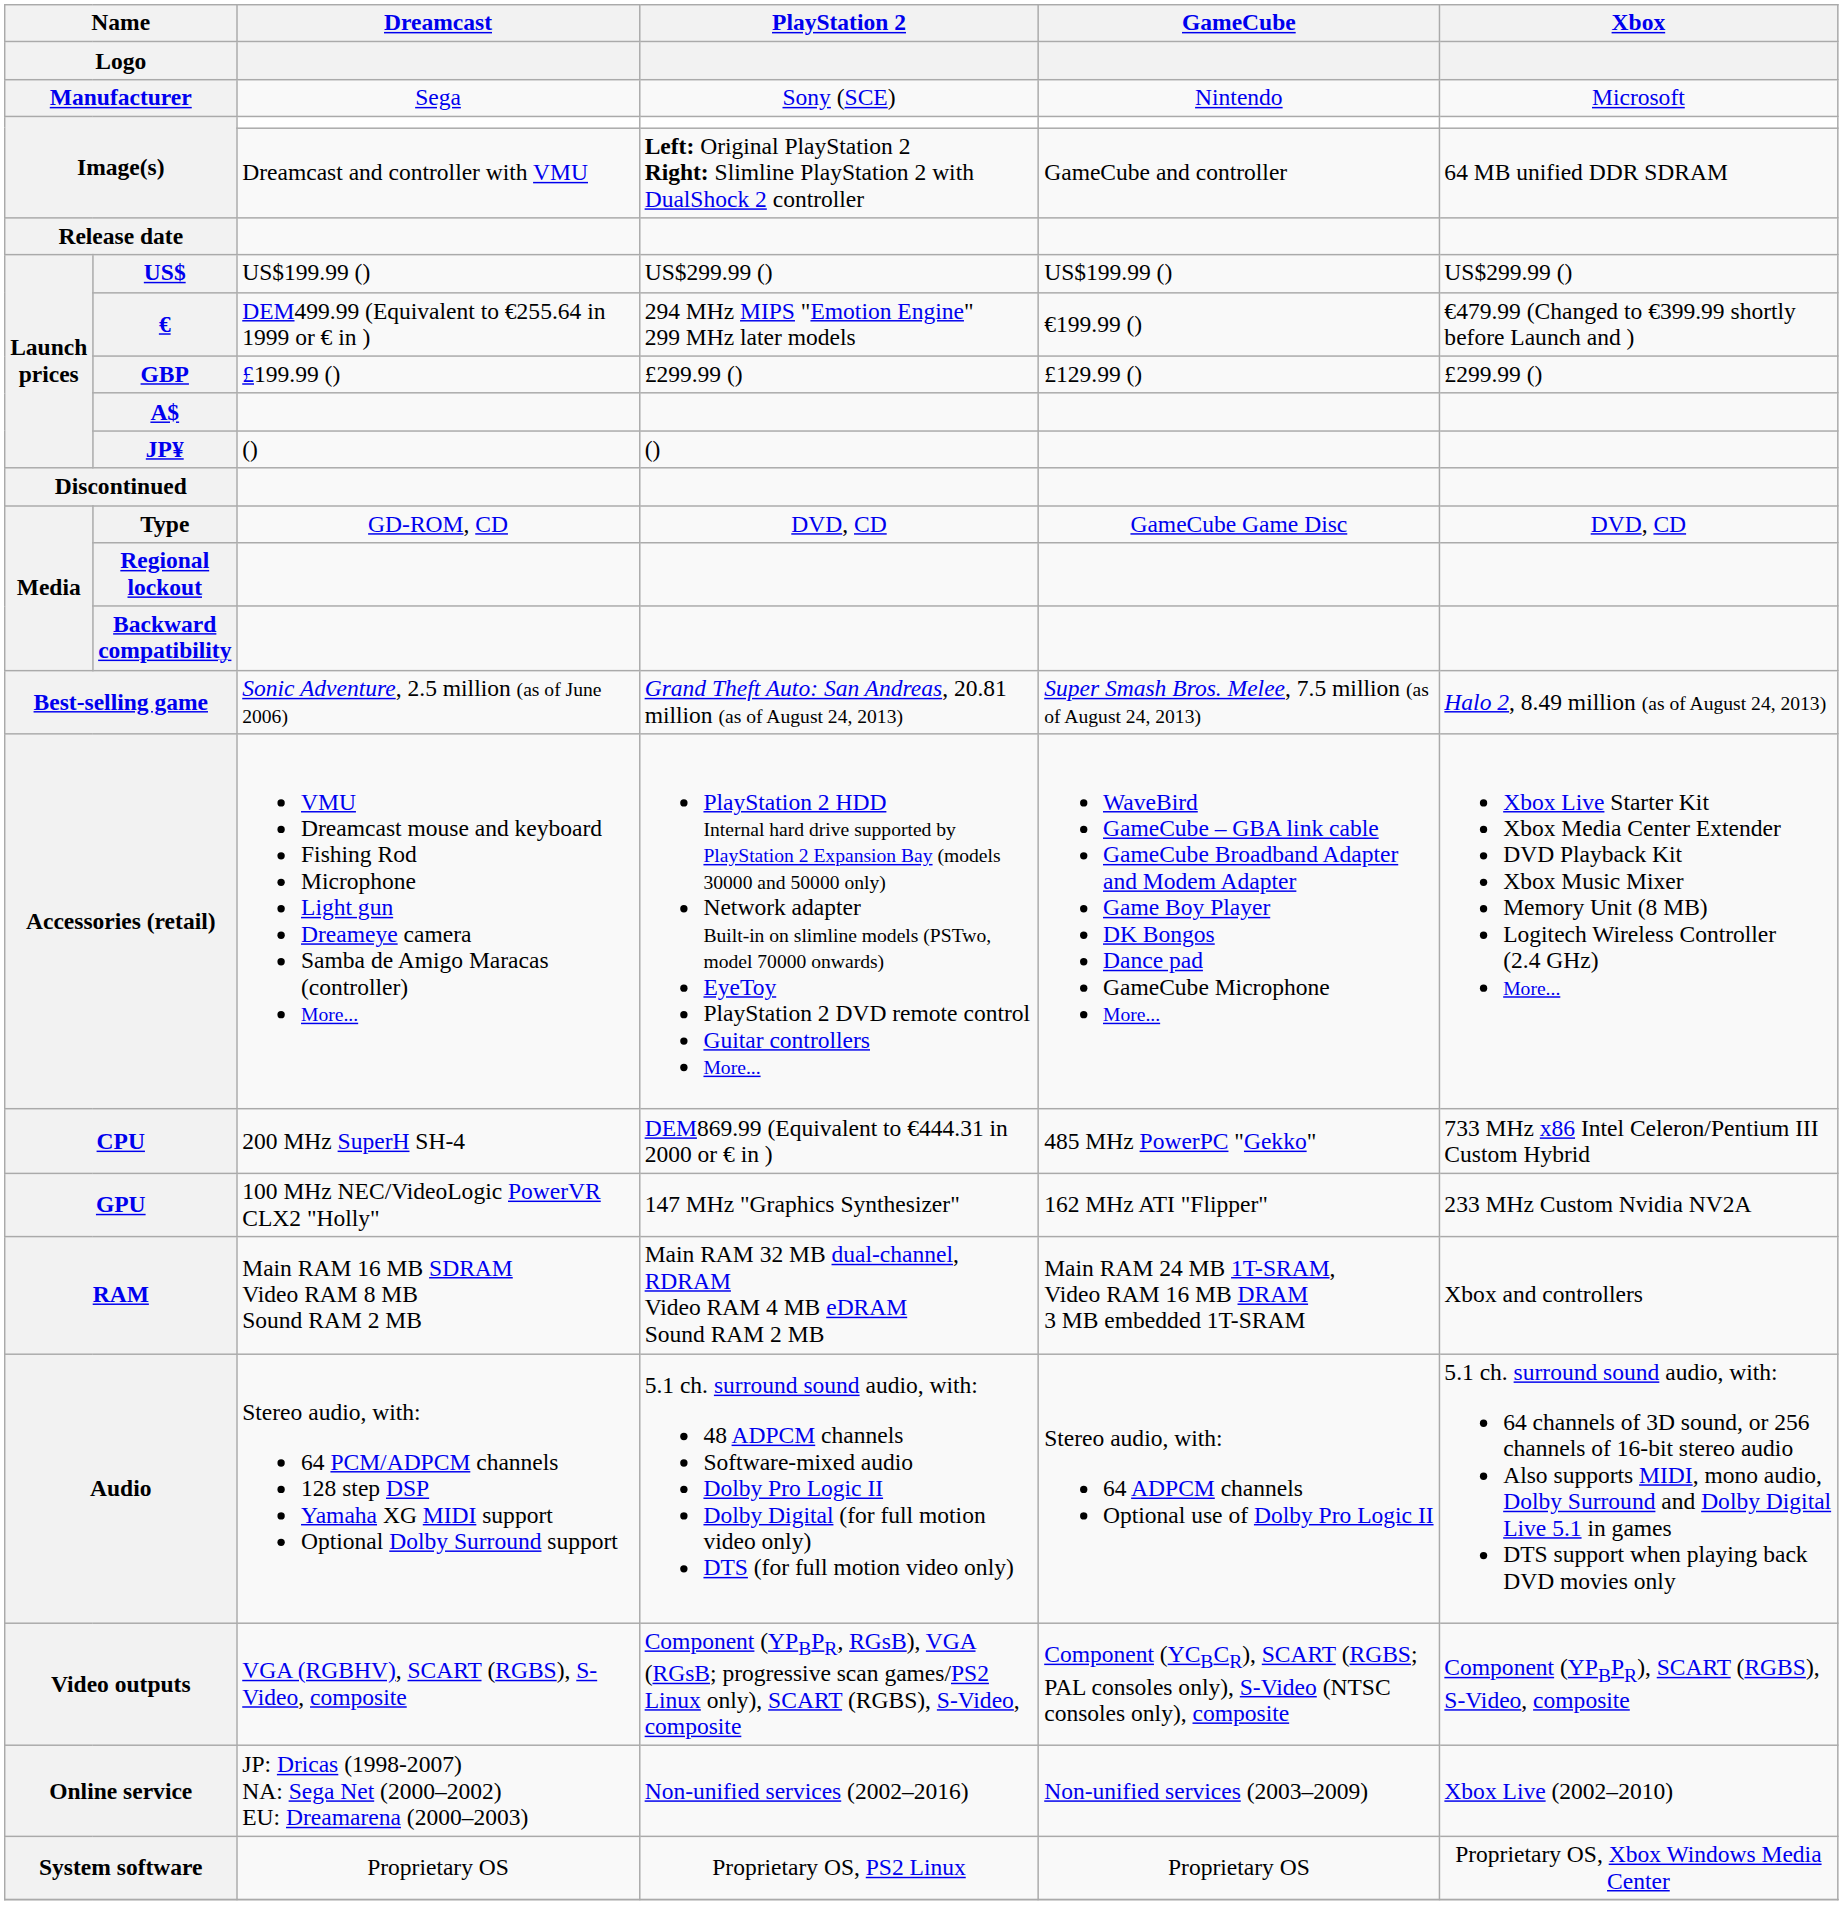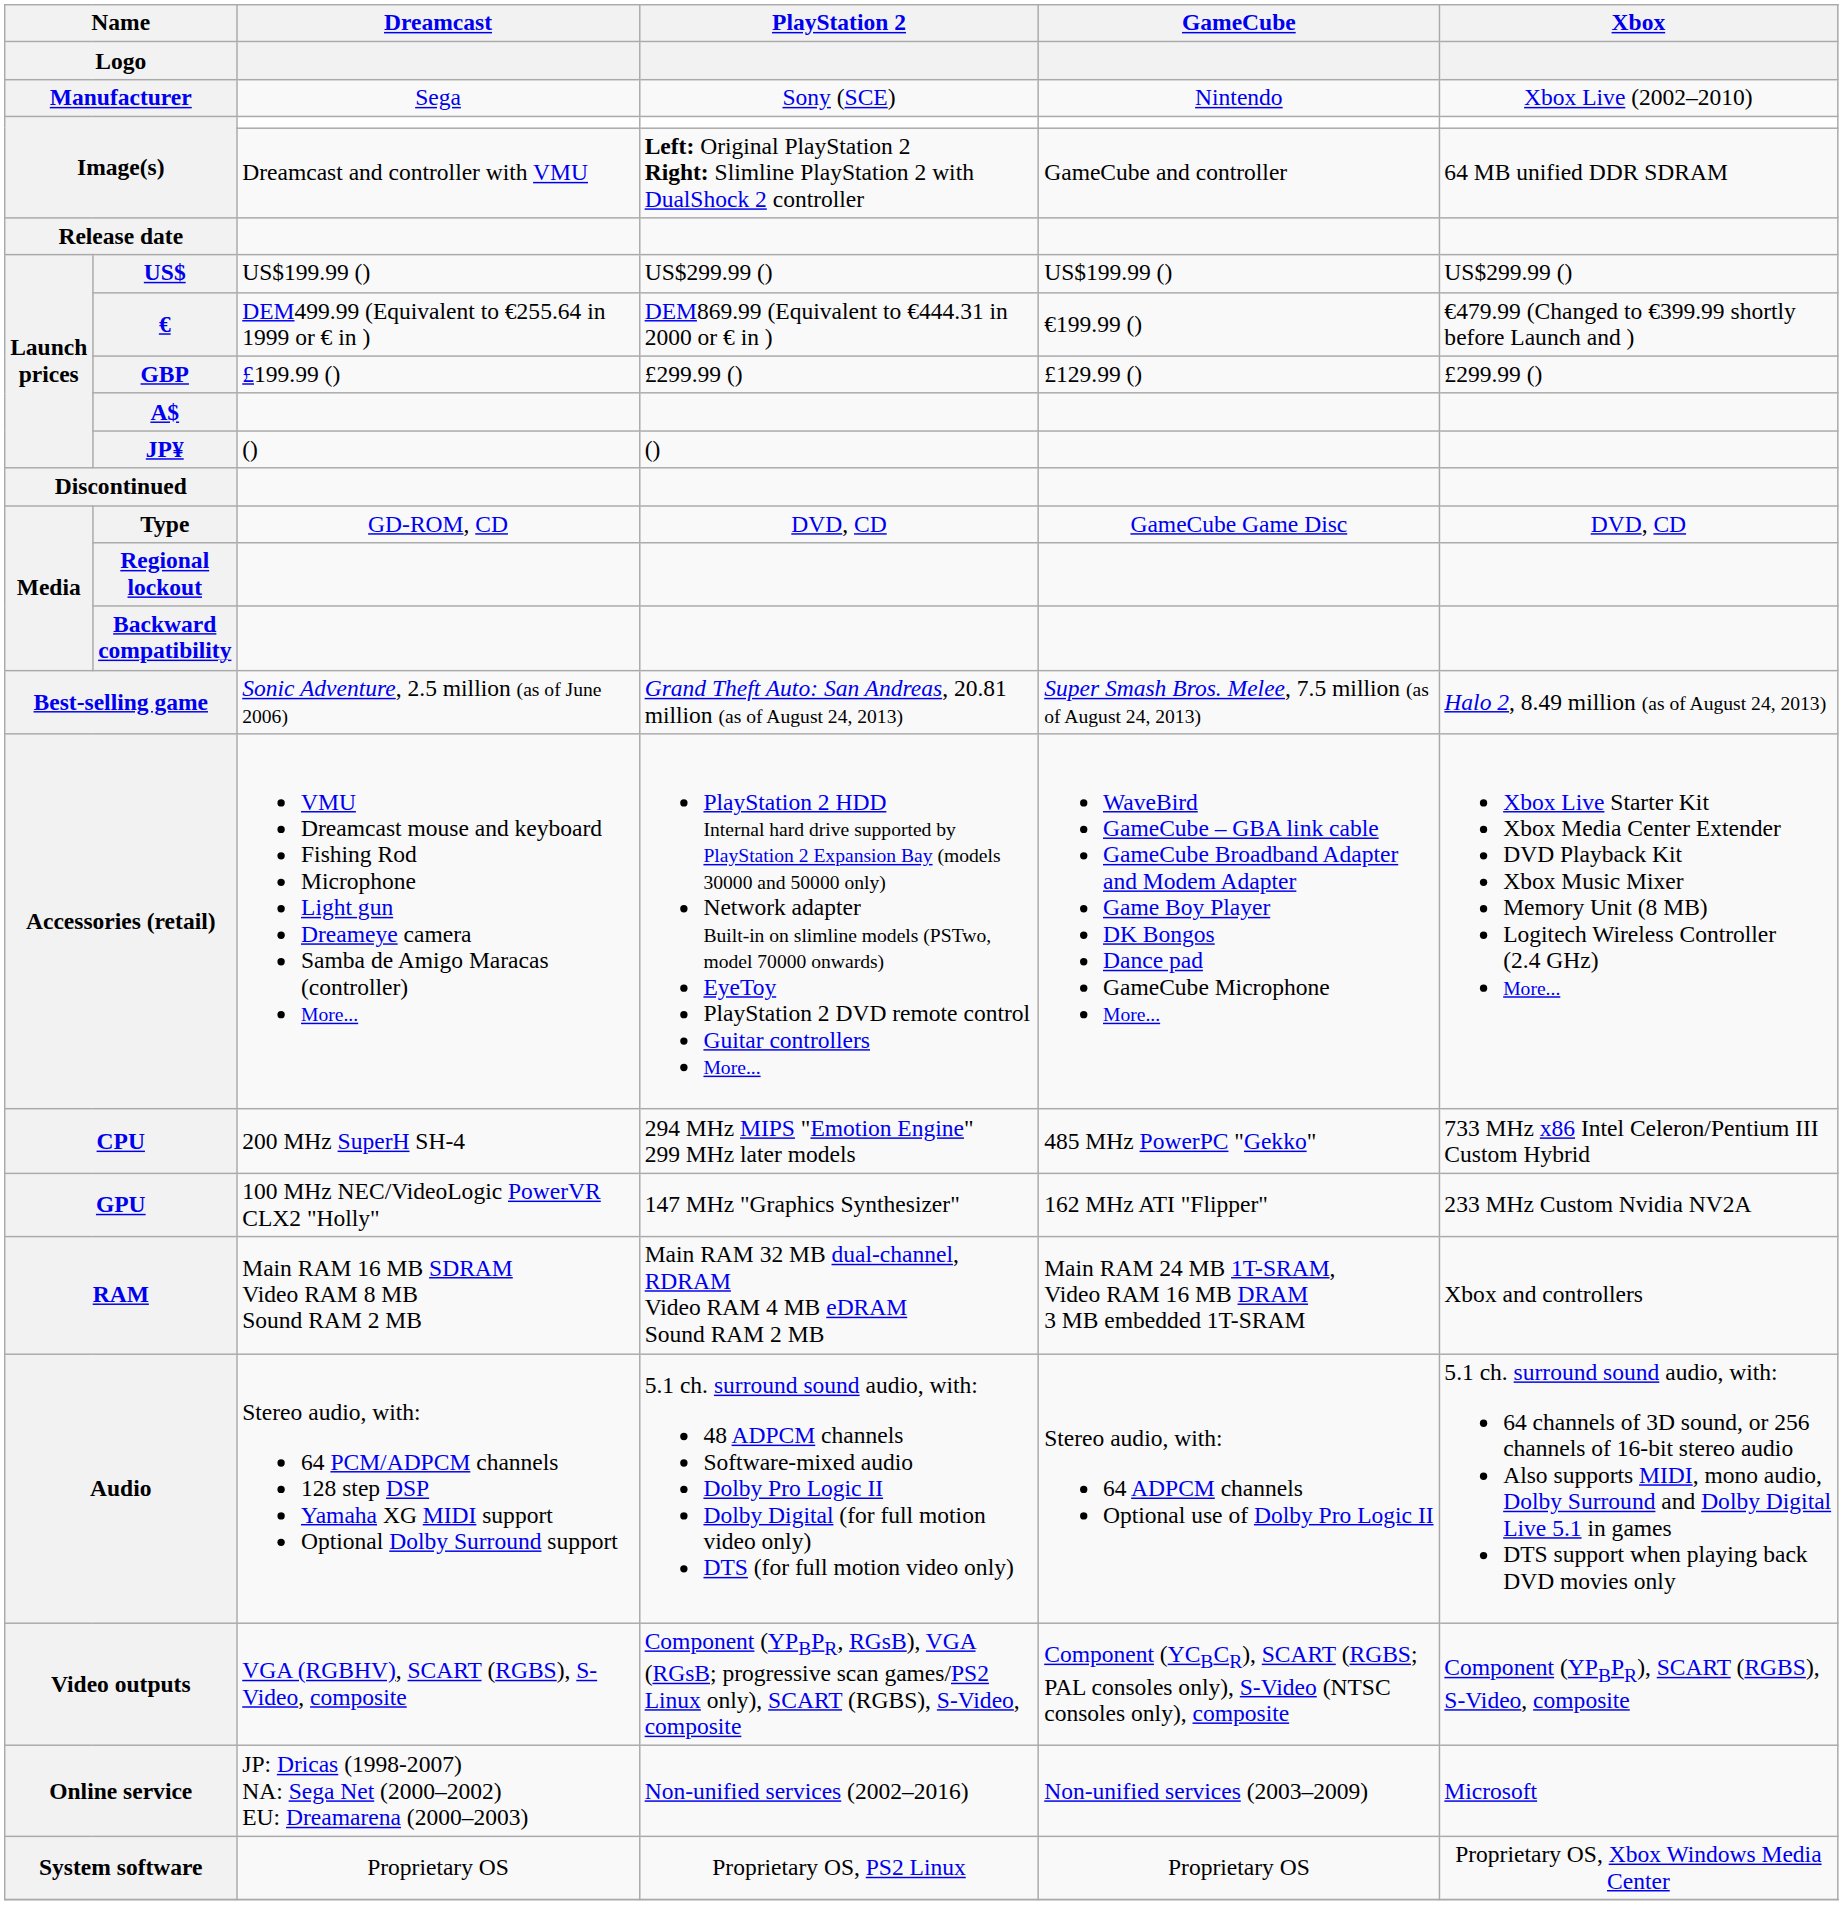(1638, 97) Microsoft -> (1638, 97) Xbox Live (2002–2010)
(809, 323) 294 MHz MIPS "Emotion Engine" 299 MHz later models -> (826, 323) DEM869.99 (Equivalent to €444.31 in 2000 or € in )
(826, 1140) DEM869.99 (Equivalent to €444.31 in 2000 or € in ) -> (809, 1140) 294 MHz MIPS "Emotion Engine" 299 MHz later models
(1559, 1790) Xbox Live (2002–2010) -> (1491, 1790) Microsoft
